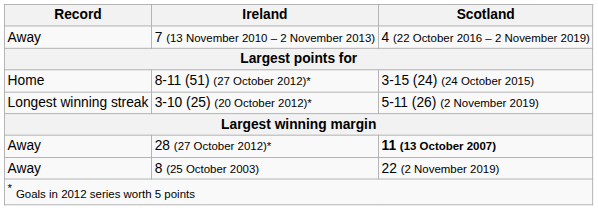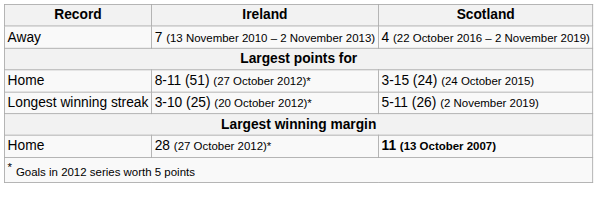(24, 146) Away -> (26, 146) Home
- row: (207, 168)
